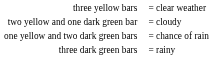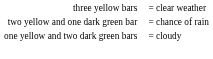(165, 21) = cloudy -> (179, 21) = chance of rain
(179, 35) = chance of rain -> (165, 35) = cloudy
- row: (98, 49)
